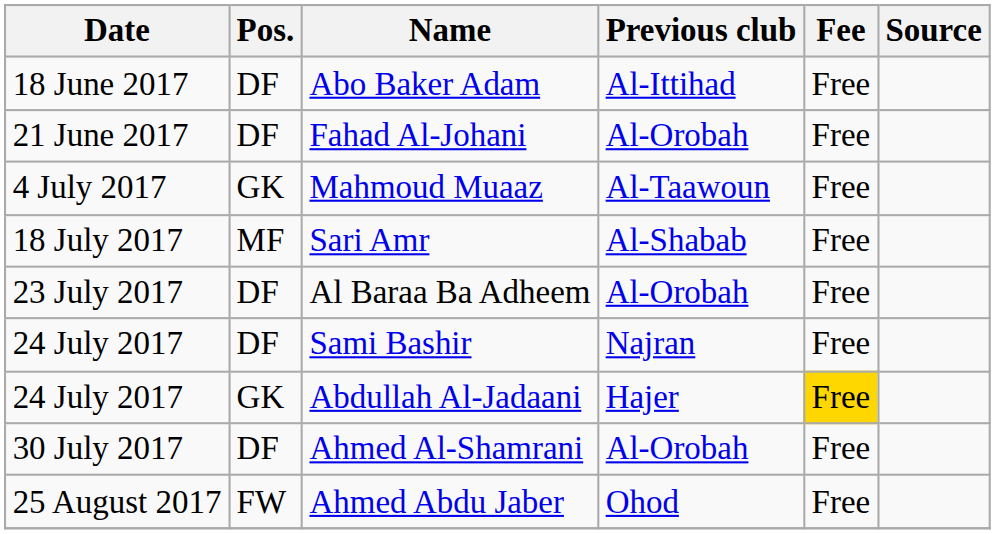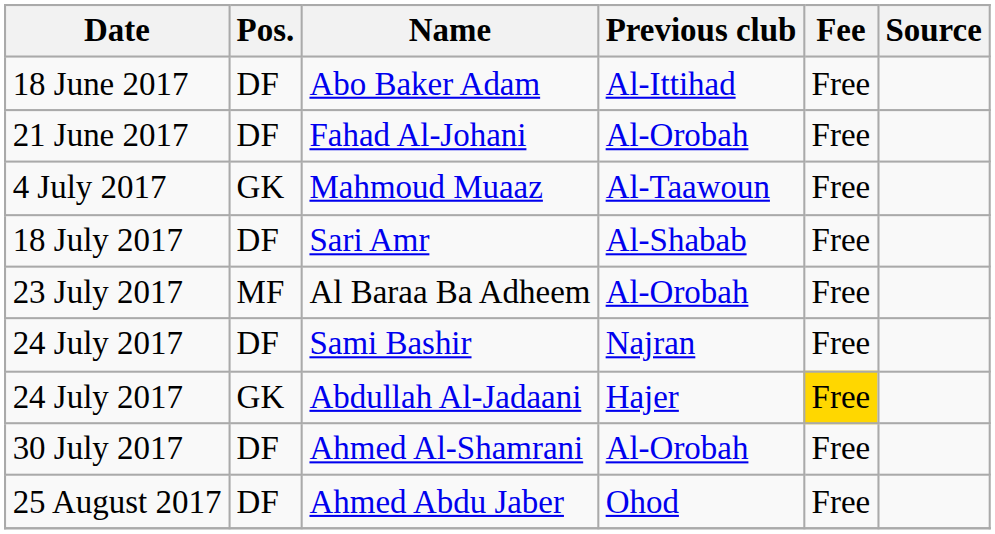(260, 239) MF -> (258, 239) DF
(258, 291) DF -> (260, 291) MF
(261, 501) FW -> (258, 501) DF
